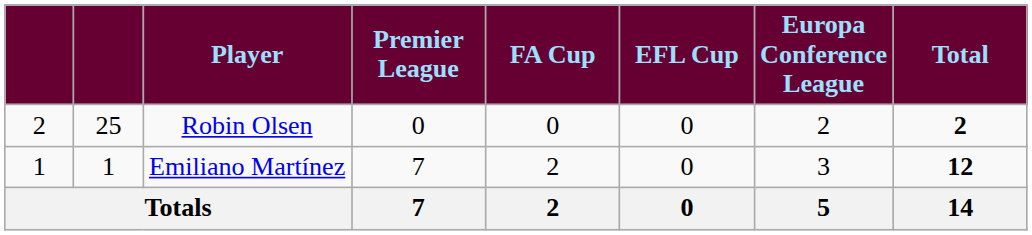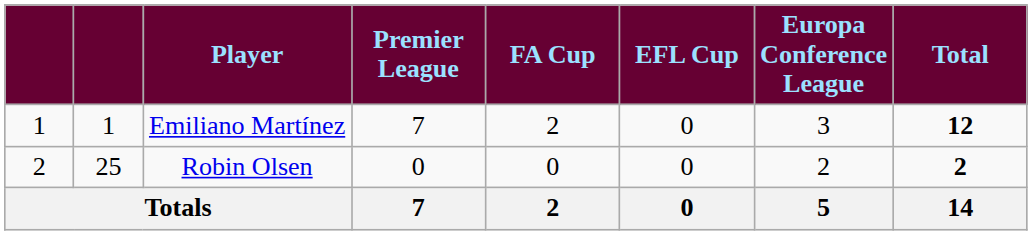rows swapped: (247, 166) <-> (247, 125)
